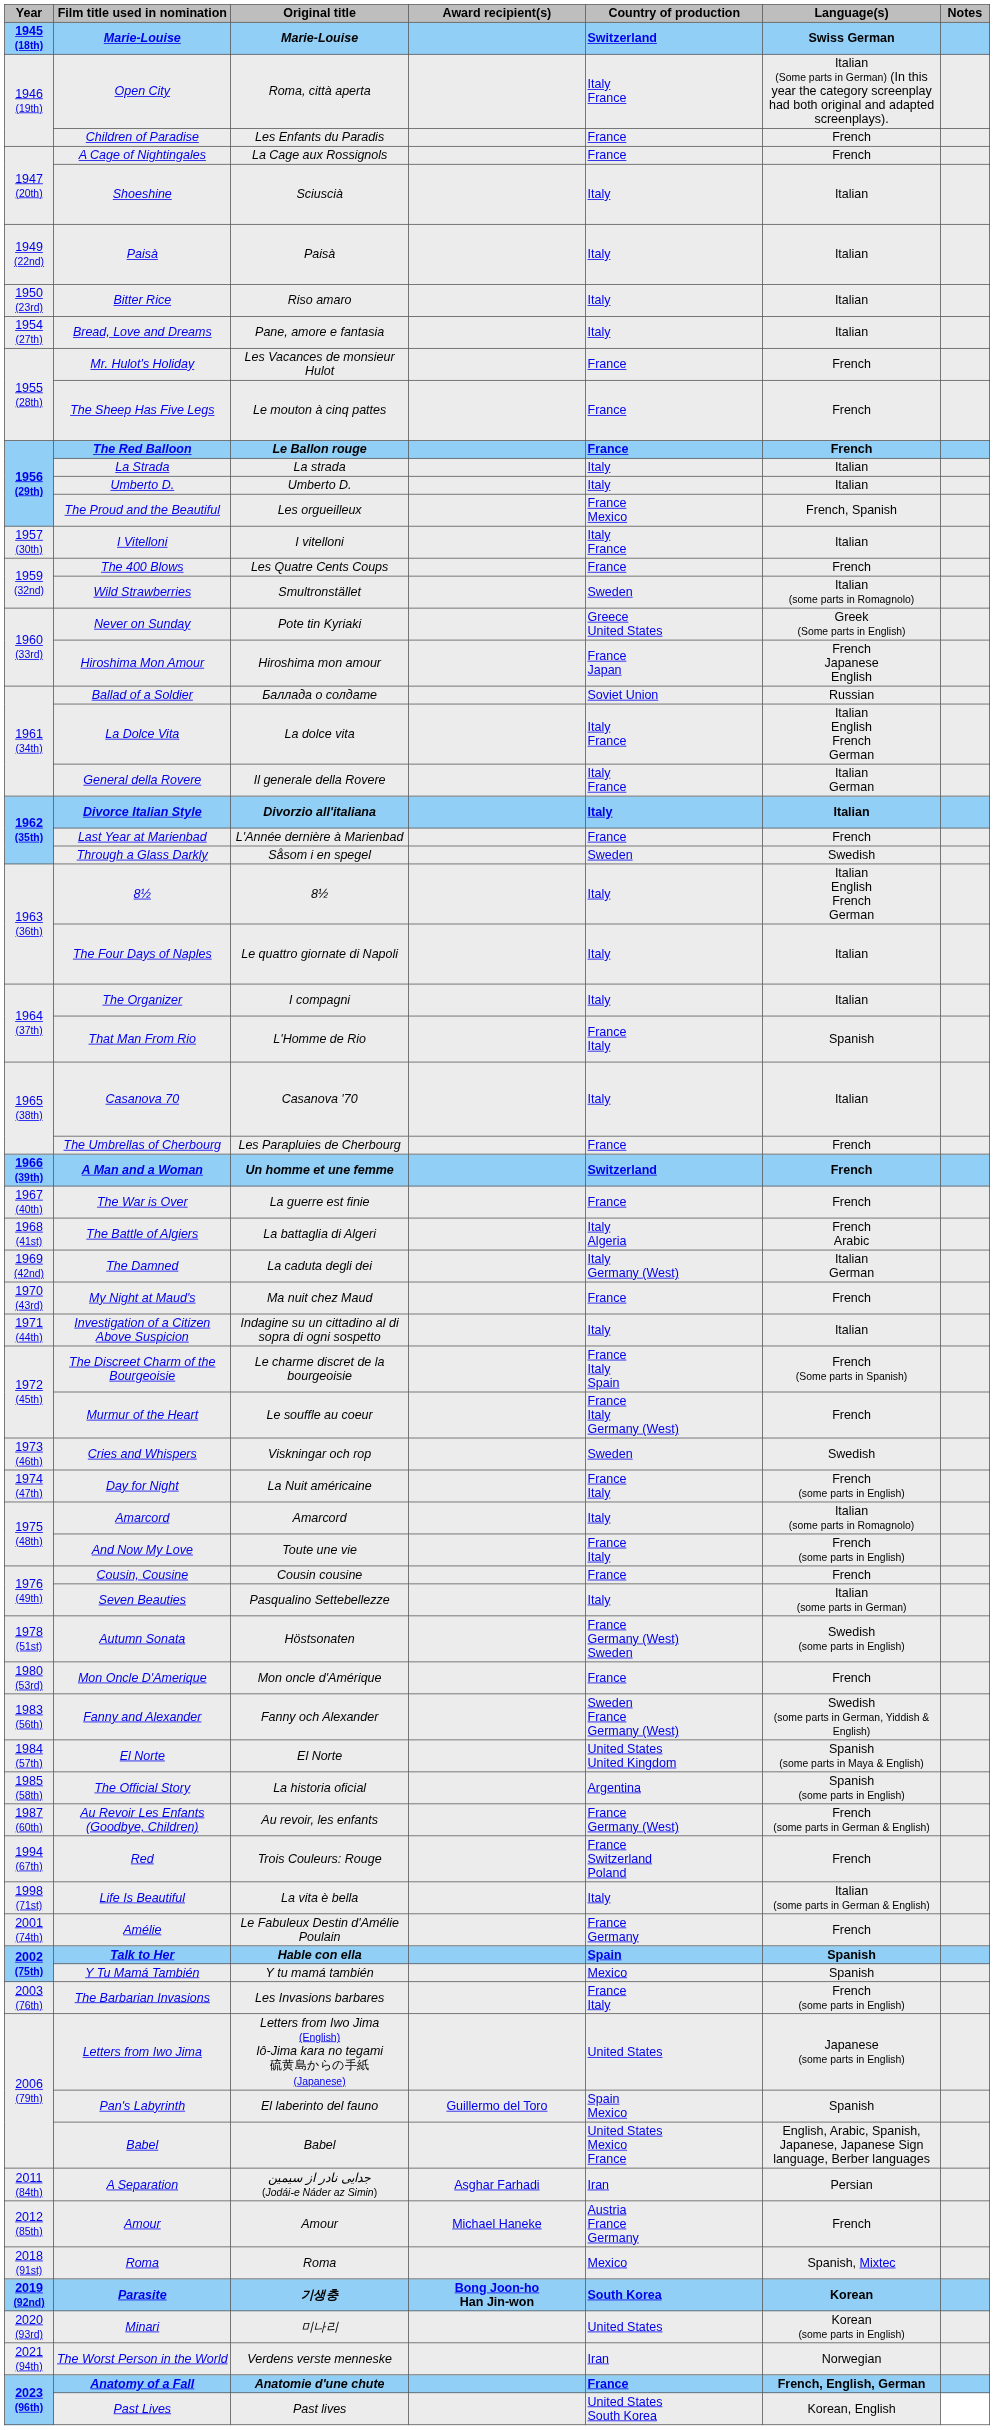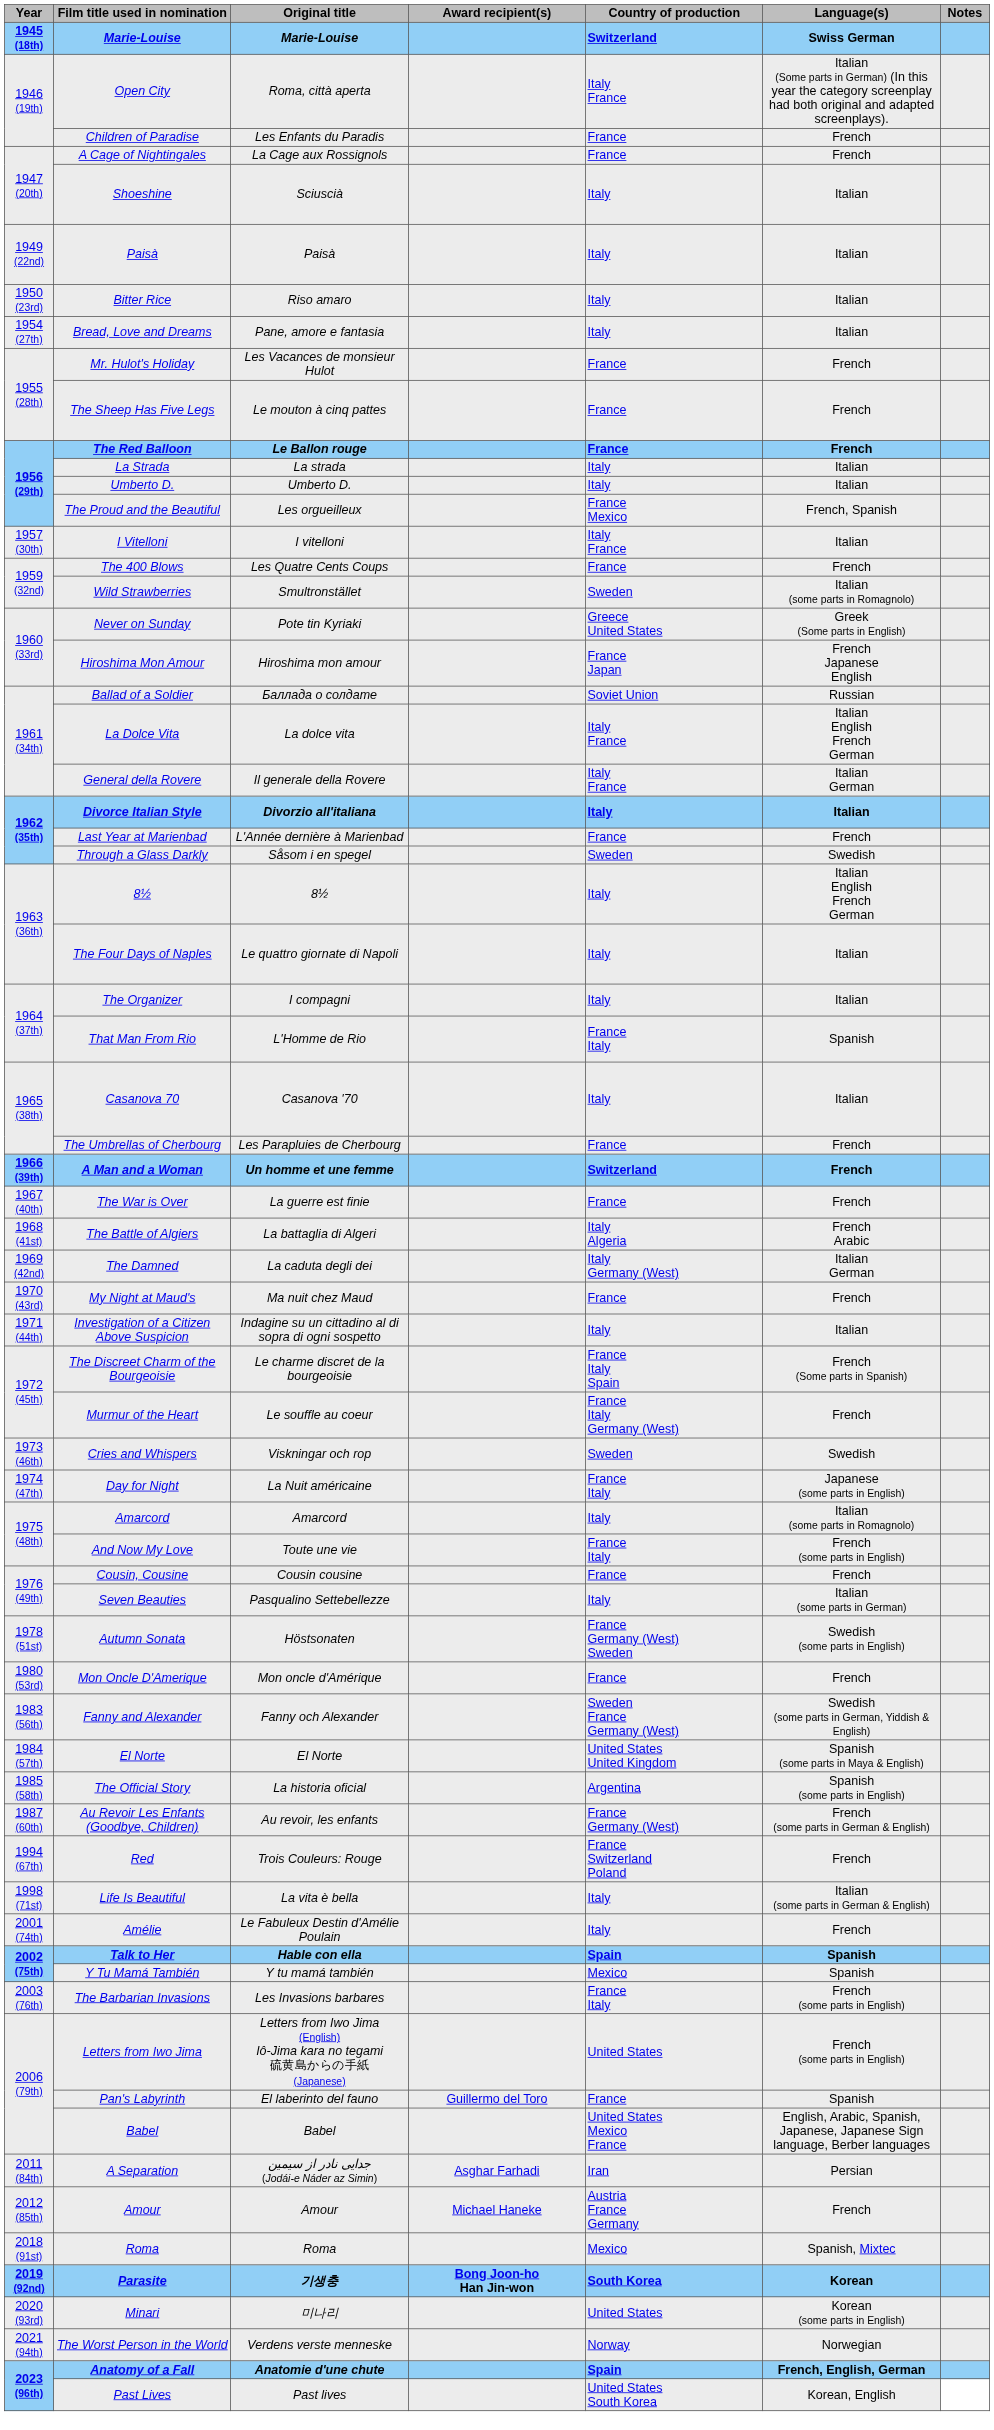(852, 1486) French (some parts in English) -> (852, 1486) Japanese (some parts in English)
(613, 1929) France Germany -> (599, 1929) Italy
(852, 2051) Japanese (some parts in English) -> (852, 2051) French (some parts in English)
(607, 2106) Spain Mexico -> (607, 2099) France
(598, 2358) Iran -> (609, 2344) Norway
(608, 2383) France -> (605, 2369) Spain
